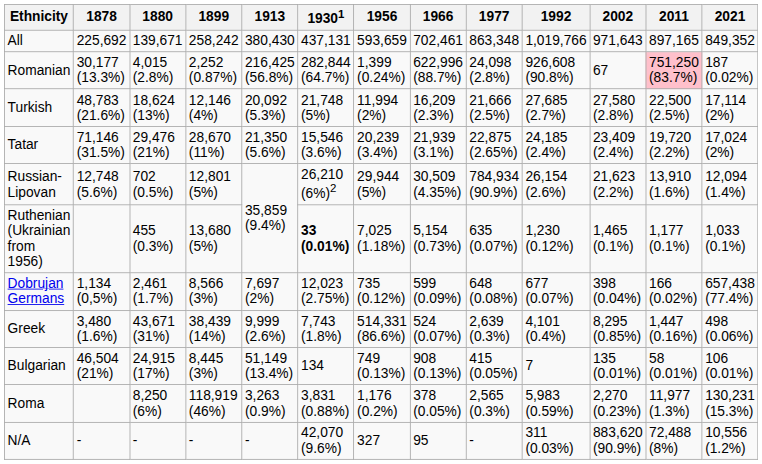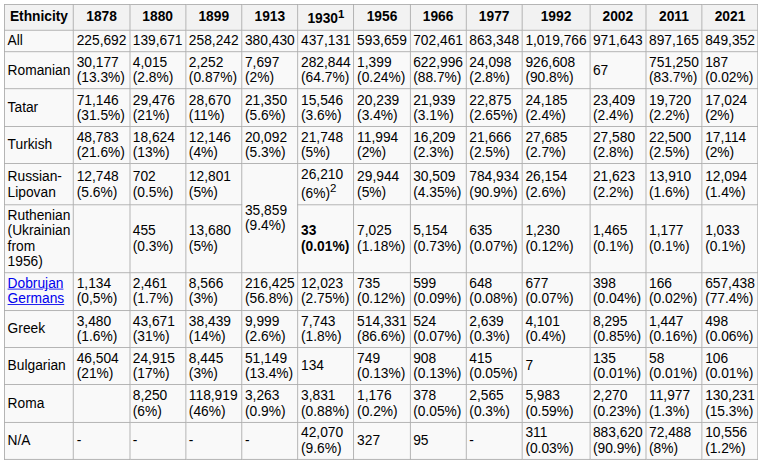(270, 70) 216,425 (56.8%) -> (262, 70) 7,697 (2%)
(674, 70) pink background -> (674, 70) no background
rows swapped: (30, 107) <-> (23, 145)
(262, 291) 7,697 (2%) -> (270, 291) 216,425 (56.8%)
